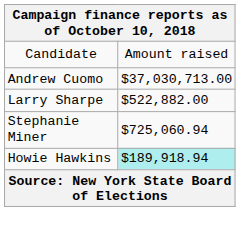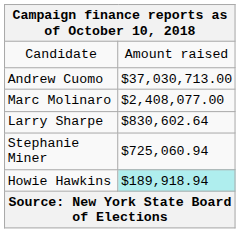+ row: (59, 100)
(165, 100) $522,882.00 -> (165, 122) $830,602.64
